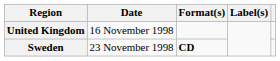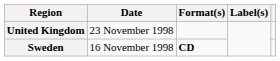(132, 30) 16 November 1998 -> (132, 30) 23 November 1998
(132, 47) 23 November 1998 -> (132, 47) 16 November 1998
